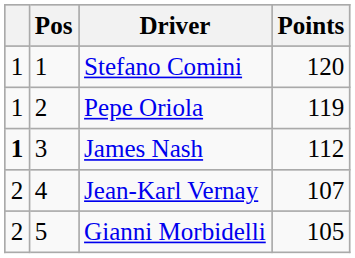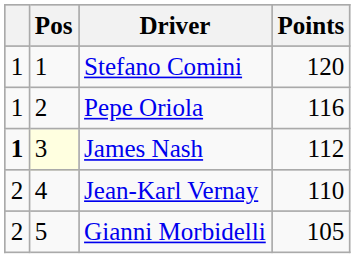(326, 108) 119 -> (326, 108) 116
(41, 149) no background -> (41, 149) lightyellow background
(325, 190) 107 -> (326, 190) 110
